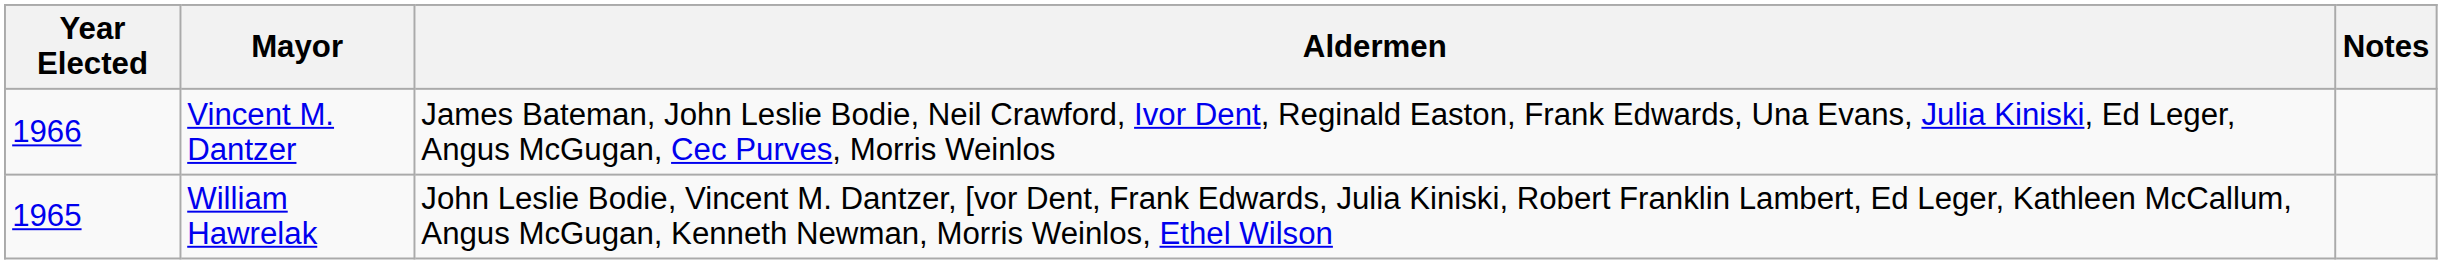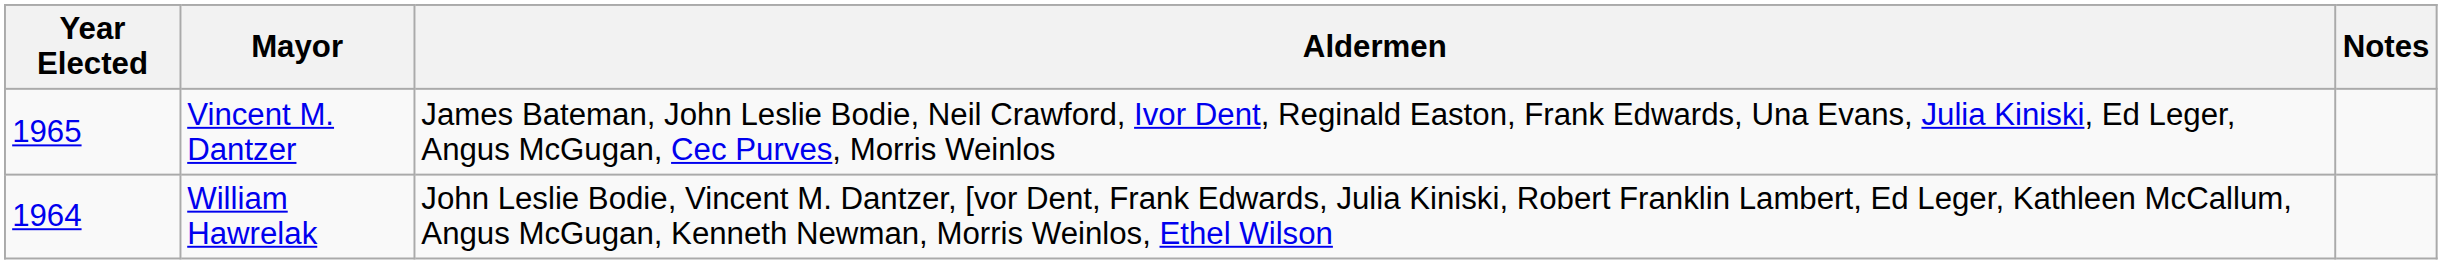(47, 131) 1966 -> (47, 131) 1965
(47, 215) 1965 -> (47, 215) 1964
